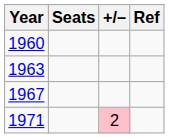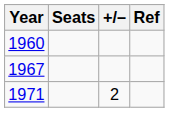- row: (26, 69)
(114, 121) pink background -> (114, 95) no background
